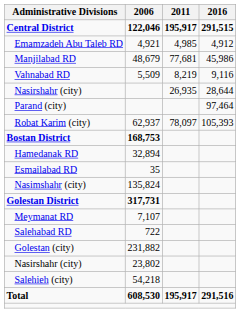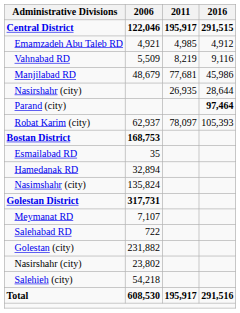rows swapped: (45, 59) <-> (42, 75)
(220, 106) normal -> (220, 106) bold
rows swapped: (46, 169) <-> (46, 153)
